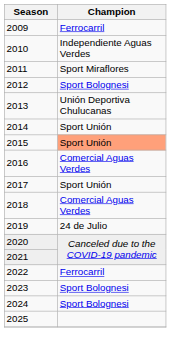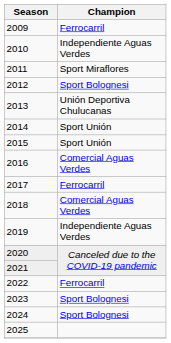(86, 142) lightsalmon background -> (86, 142) no background
(86, 184) Sport Unión -> (82, 184) Ferrocarril
(83, 226) 24 de Julio -> (106, 231) Independiente Aguas Verdes
